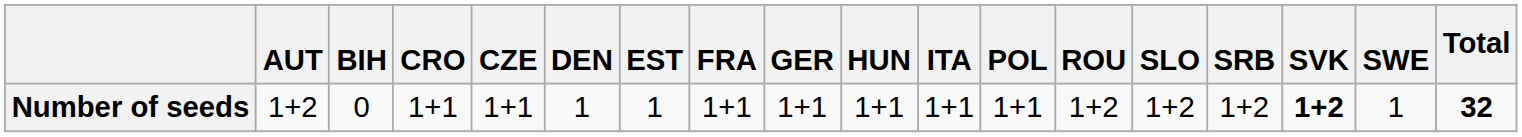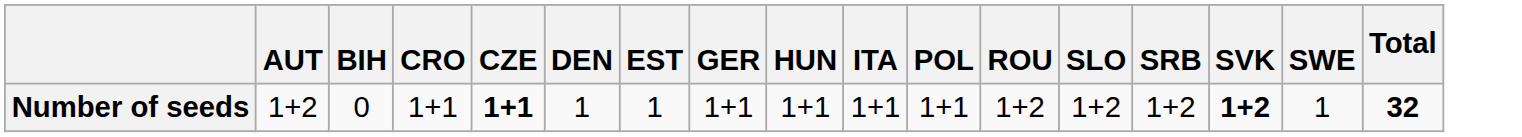- column: (727, 60)
(508, 107) normal -> (508, 107) bold
